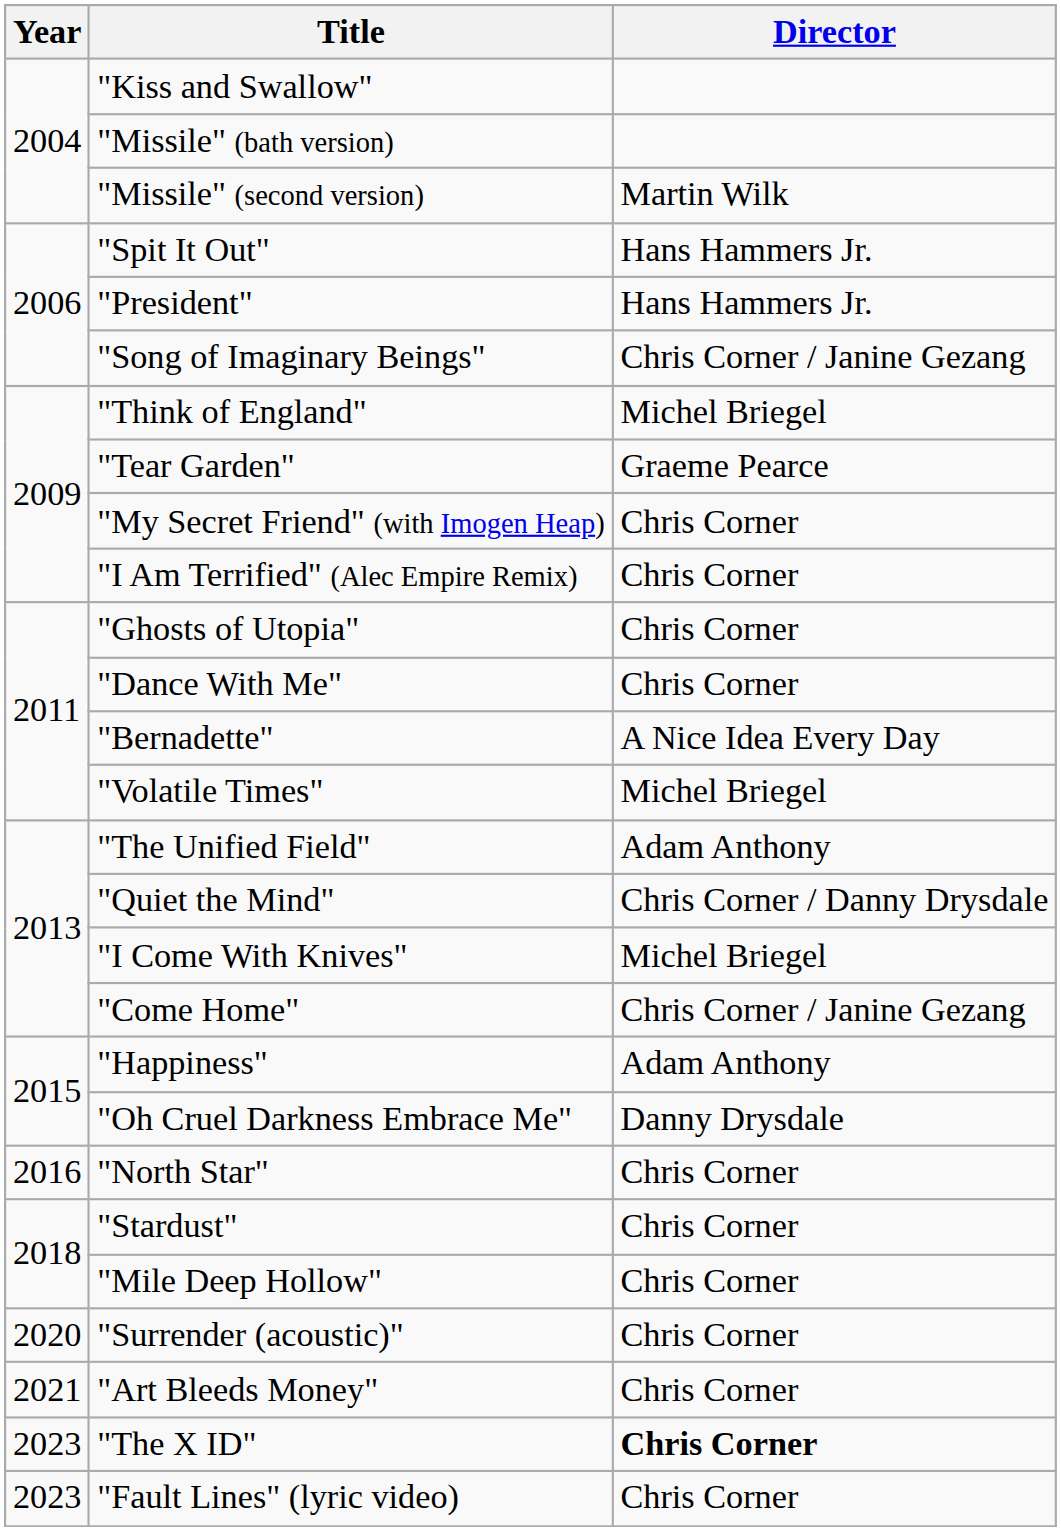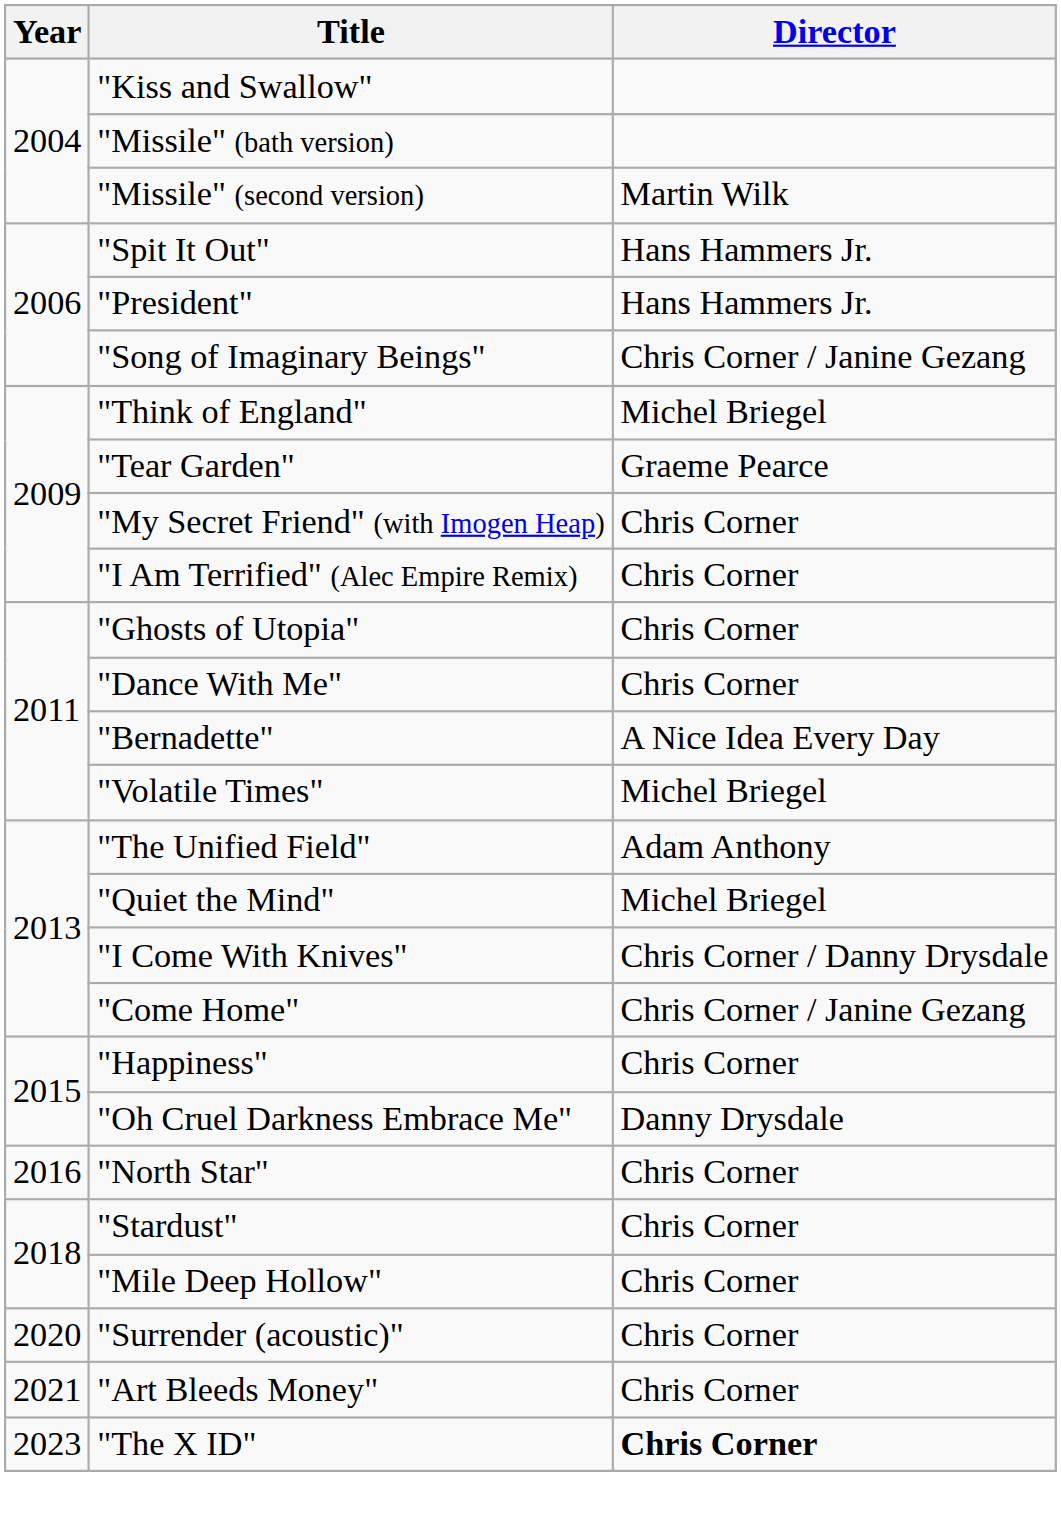(834, 900) Chris Corner / Danny Drysdale -> (724, 900) Michel Briegel
(724, 954) Michel Briegel -> (834, 954) Chris Corner / Danny Drysdale
(726, 1063) Adam Anthony -> (709, 1063) Chris Corner
- row: (278, 1497)
